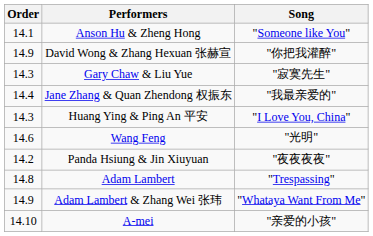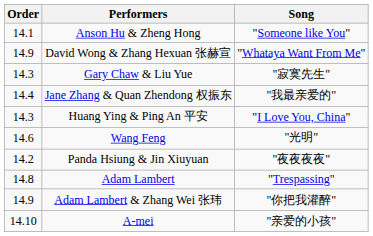(301, 52) "你把我灌醉" -> (301, 53) "Whataya Want From Me"
(301, 199) "Whataya Want From Me" -> (301, 199) "你把我灌醉"
